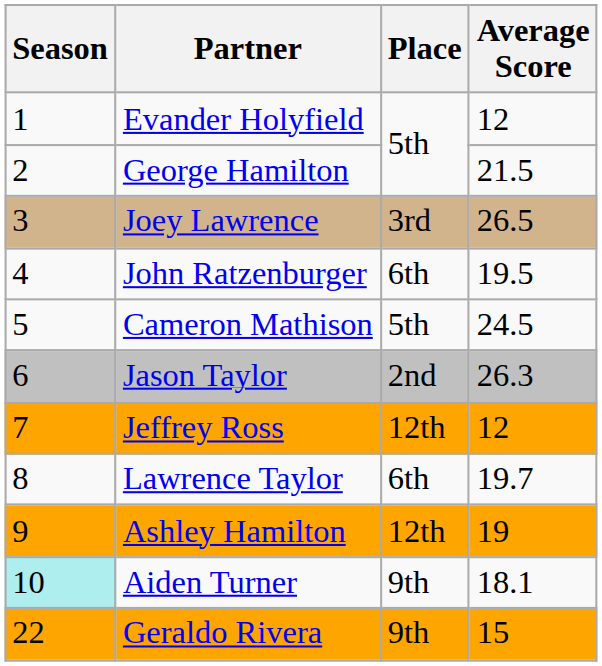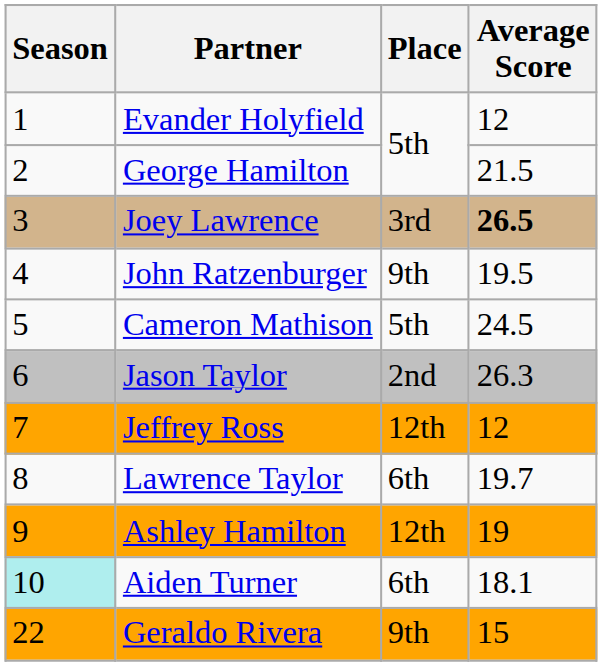(505, 221) normal -> (505, 221) bold
(409, 272) 6th -> (409, 272) 9th
(409, 581) 9th -> (409, 581) 6th
